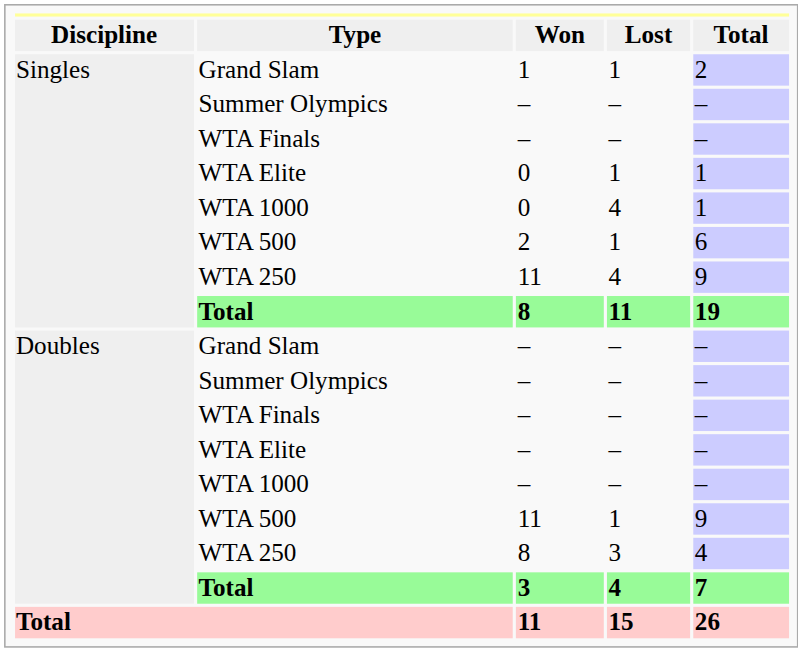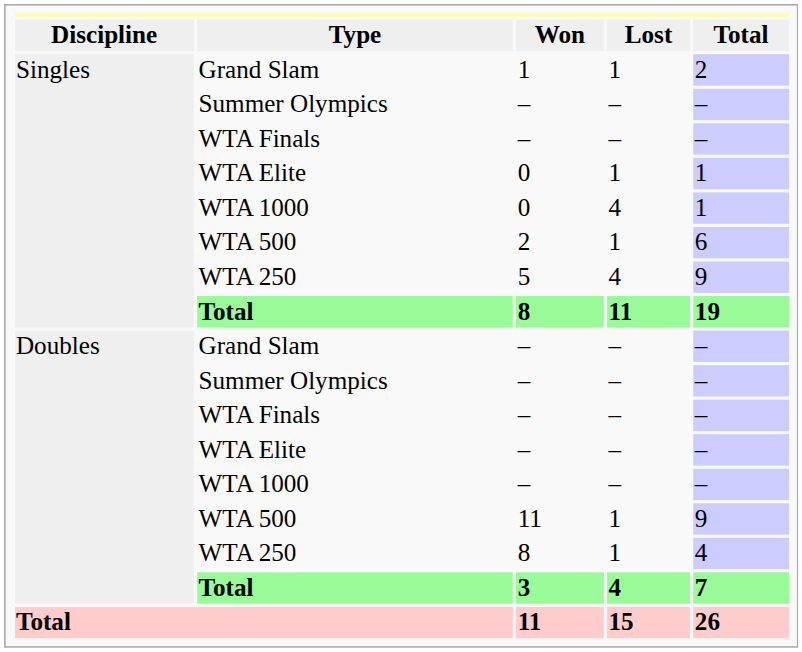(530, 277) 11 -> (524, 277) 5
(615, 553) 3 -> (615, 553) 1
